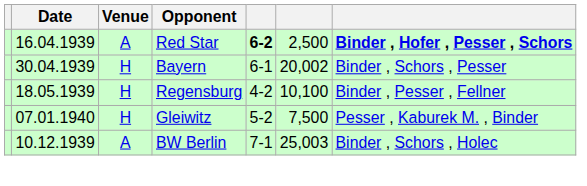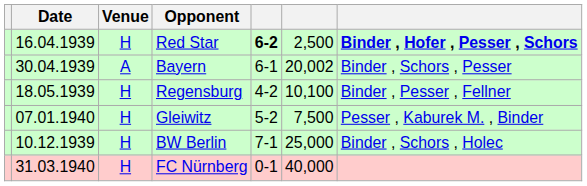(125, 42) A -> (125, 42) H
(125, 67) H -> (125, 67) A
(125, 142) A -> (125, 142) H
(304, 142) 25,003 -> (309, 142) 25,000
+ row: (202, 167)
